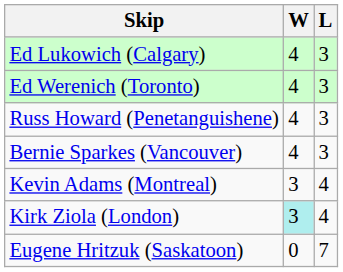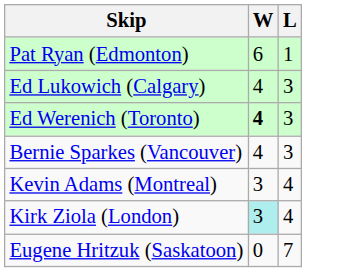+ row: (99, 53)
(294, 86) normal -> (258, 119) bold
- row: (144, 119)
